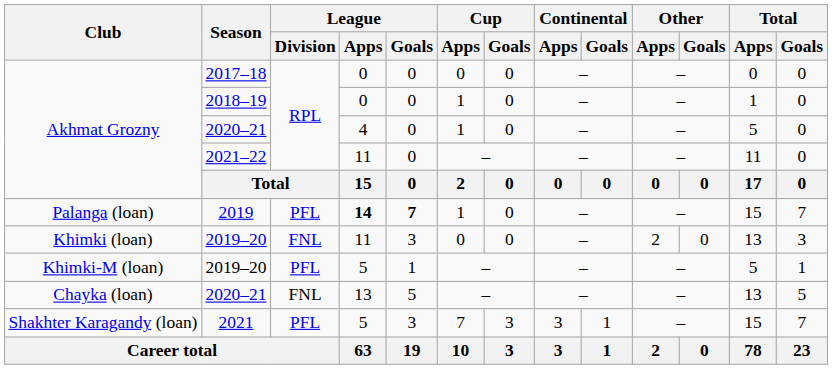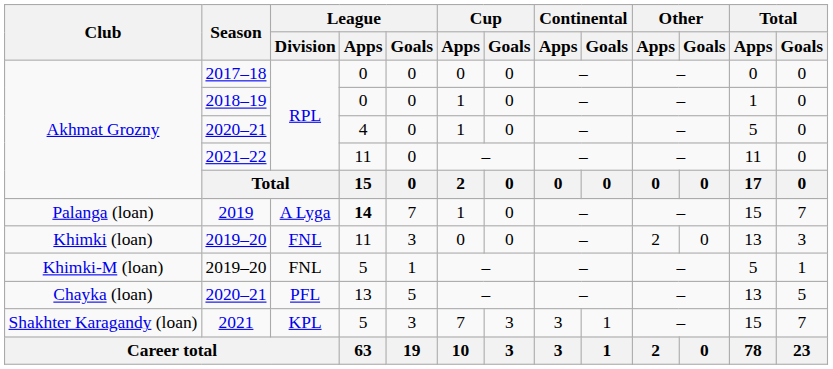(305, 211) PFL -> (305, 211) A Lyga
(412, 211) bold -> (412, 211) normal
(305, 267) PFL -> (305, 267) FNL
(305, 294) FNL -> (305, 294) PFL
(305, 322) PFL -> (305, 322) KPL
